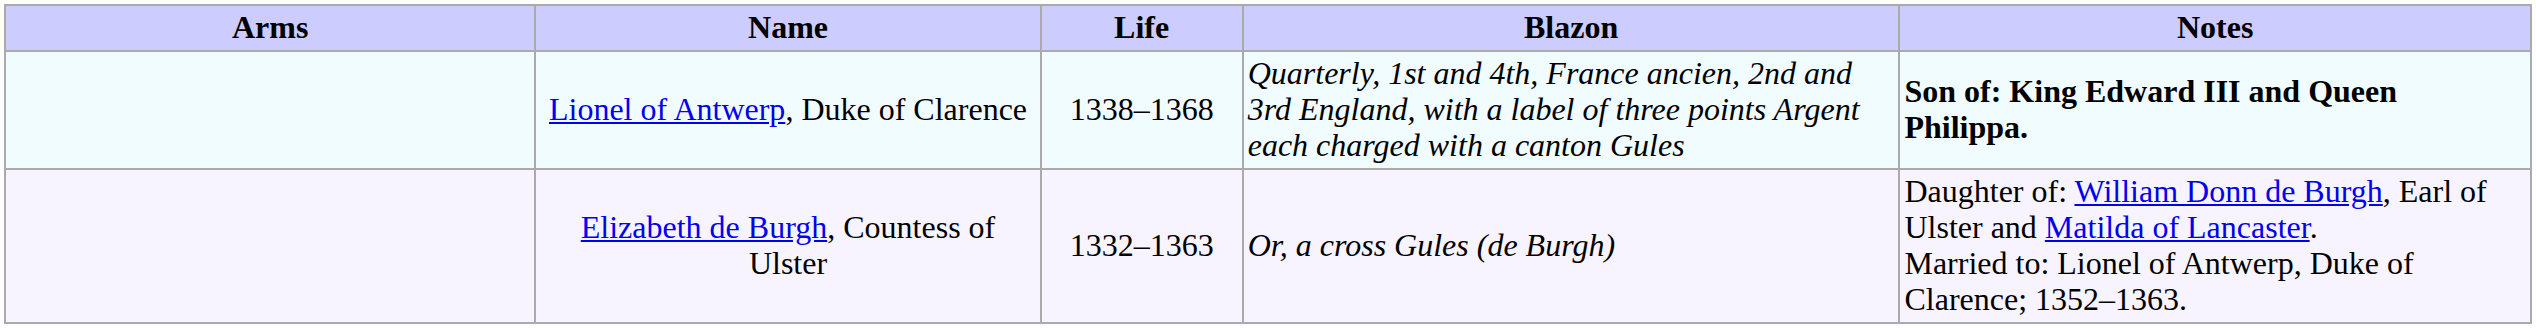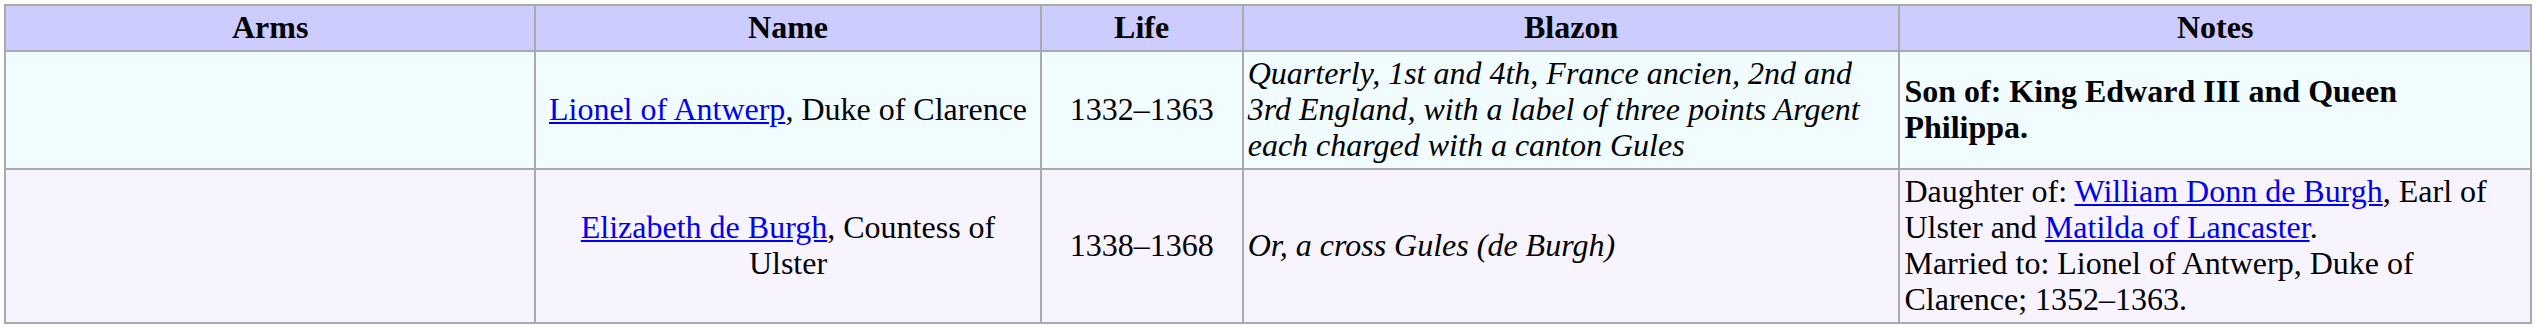(1142, 109) 1338–1368 -> (1142, 109) 1332–1363
(1142, 245) 1332–1363 -> (1142, 245) 1338–1368
